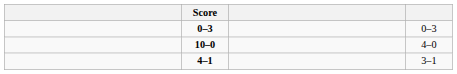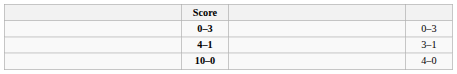rows swapped: (205, 45) <-> (205, 61)
